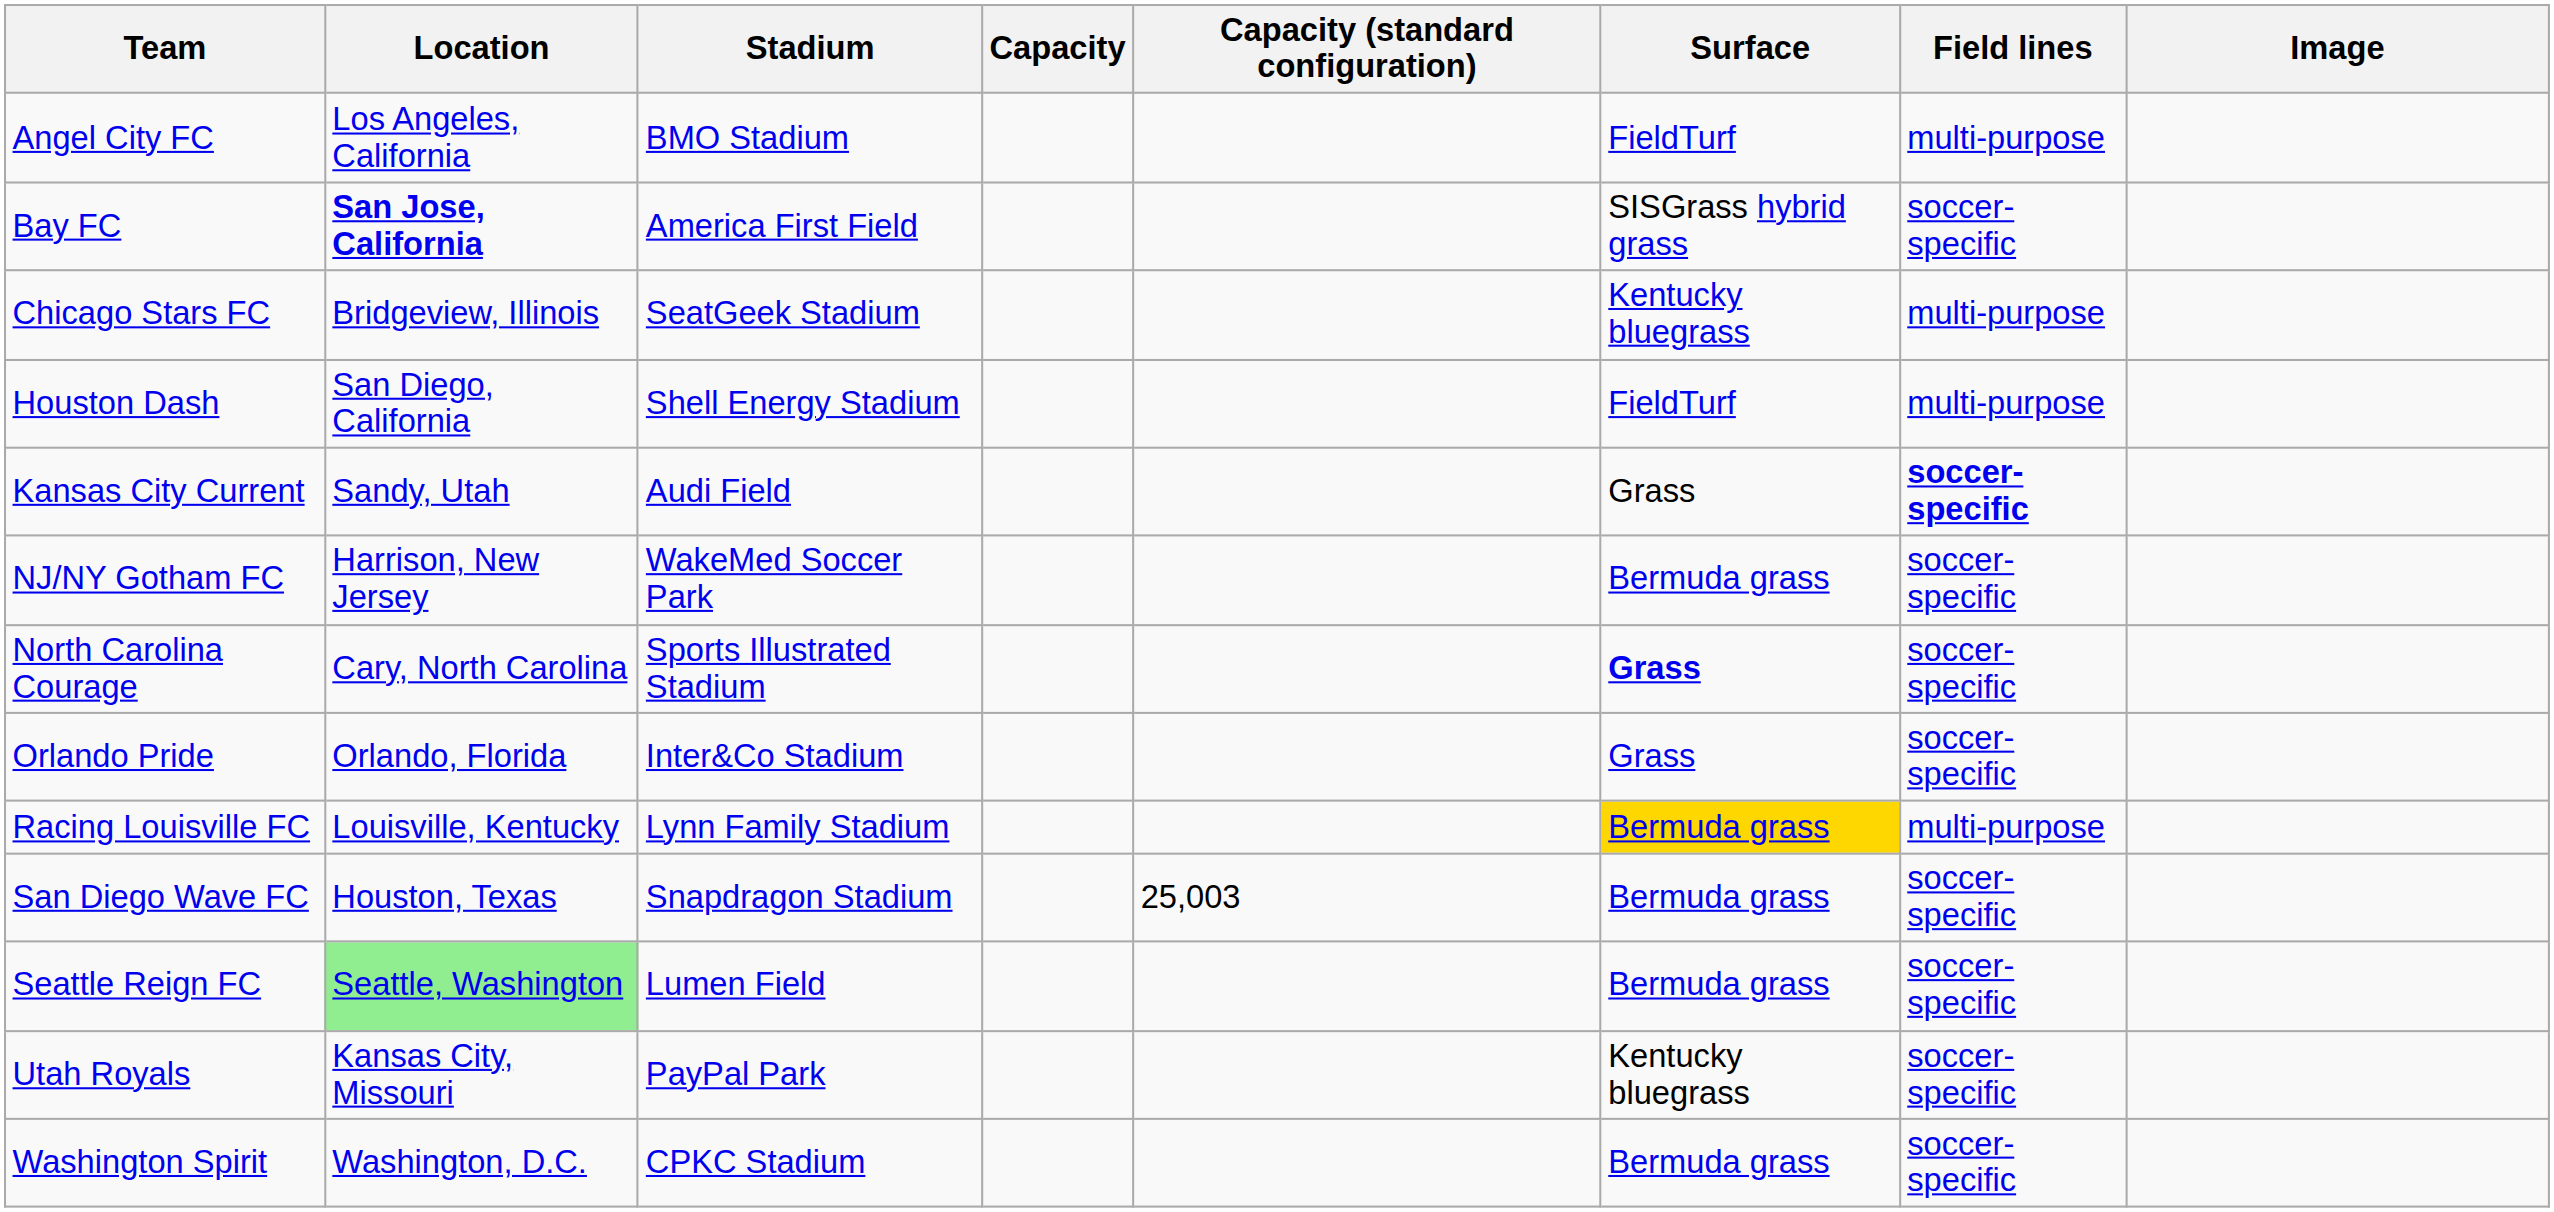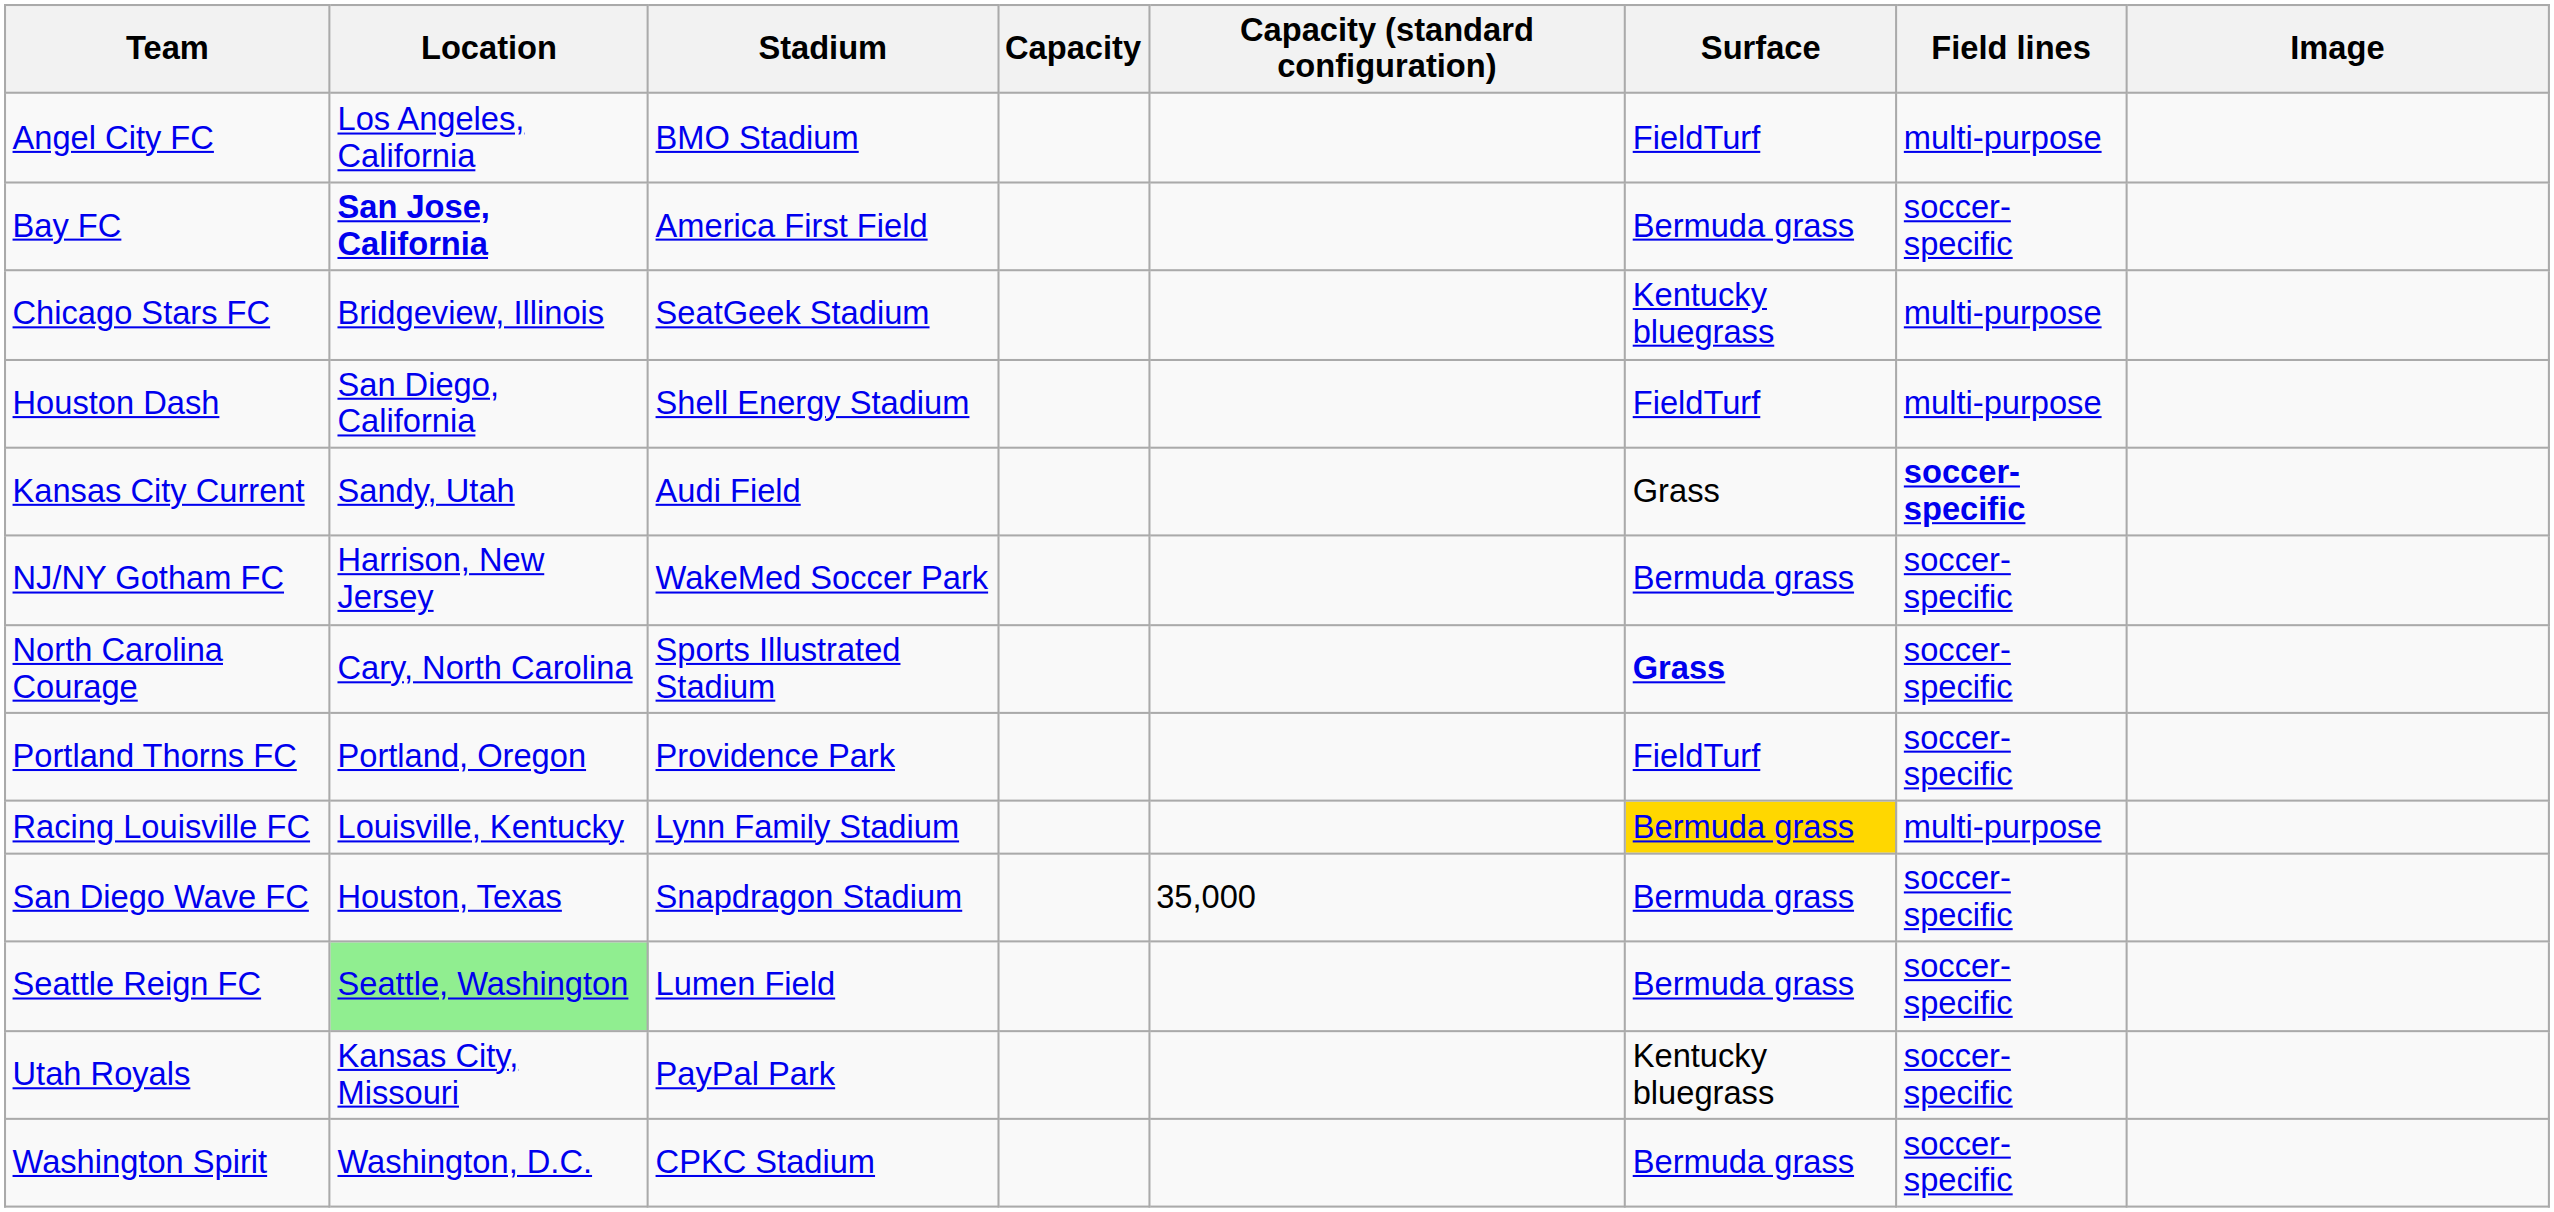(1727, 225) SISGrass hybrid grass -> (1743, 225) Bermuda grass
- row: (113, 756)
+ row: (155, 756)
(1191, 896) 25,003 -> (1206, 896) 35,000
